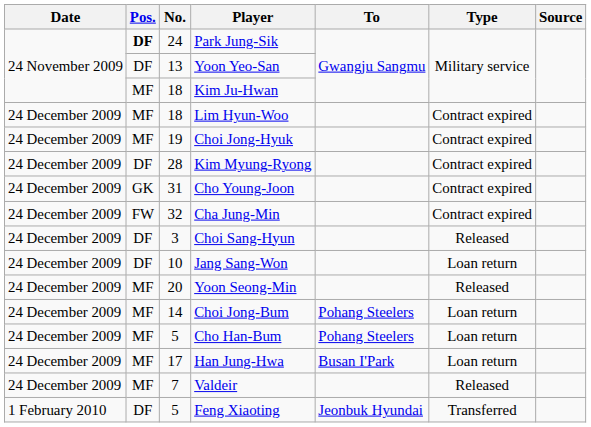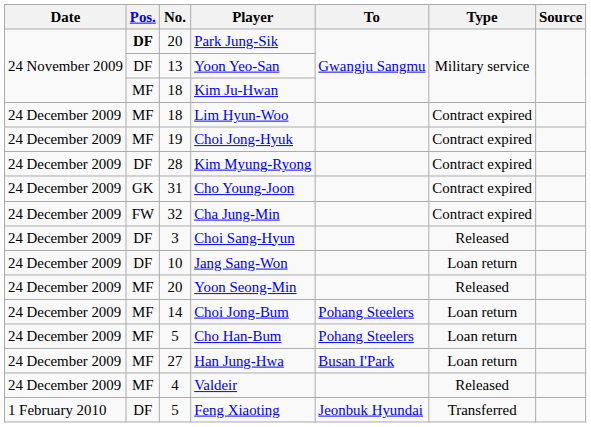(175, 41) 24 -> (175, 41) 20
(175, 360) 17 -> (175, 360) 27
(175, 385) 7 -> (175, 385) 4
